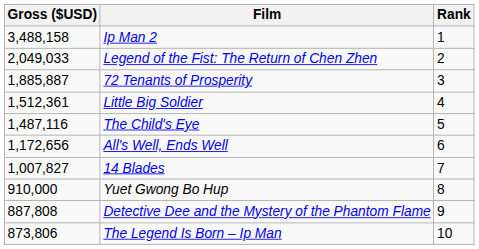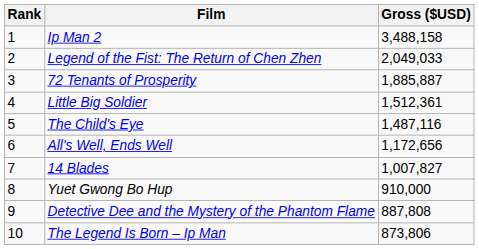columns swapped: (454, 15) <-> (52, 15)
